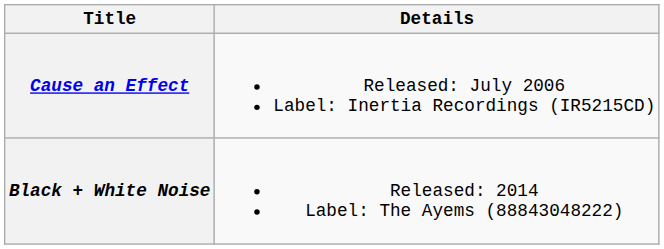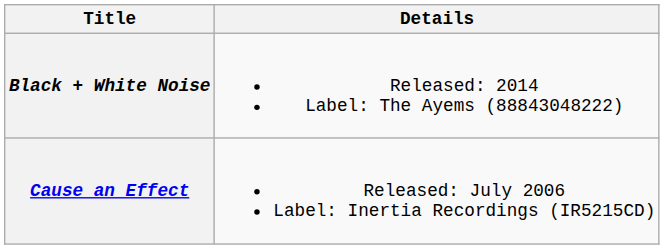rows swapped: (110, 86) <-> (110, 191)
